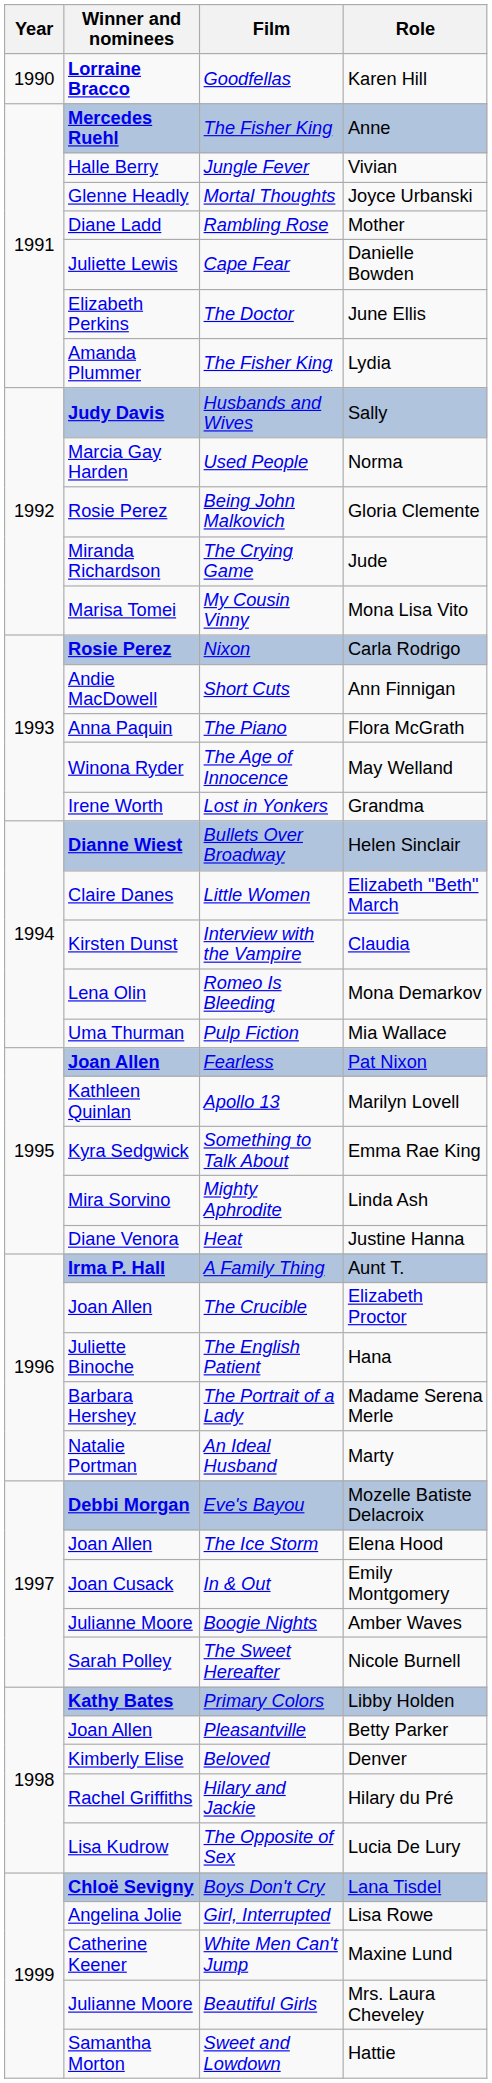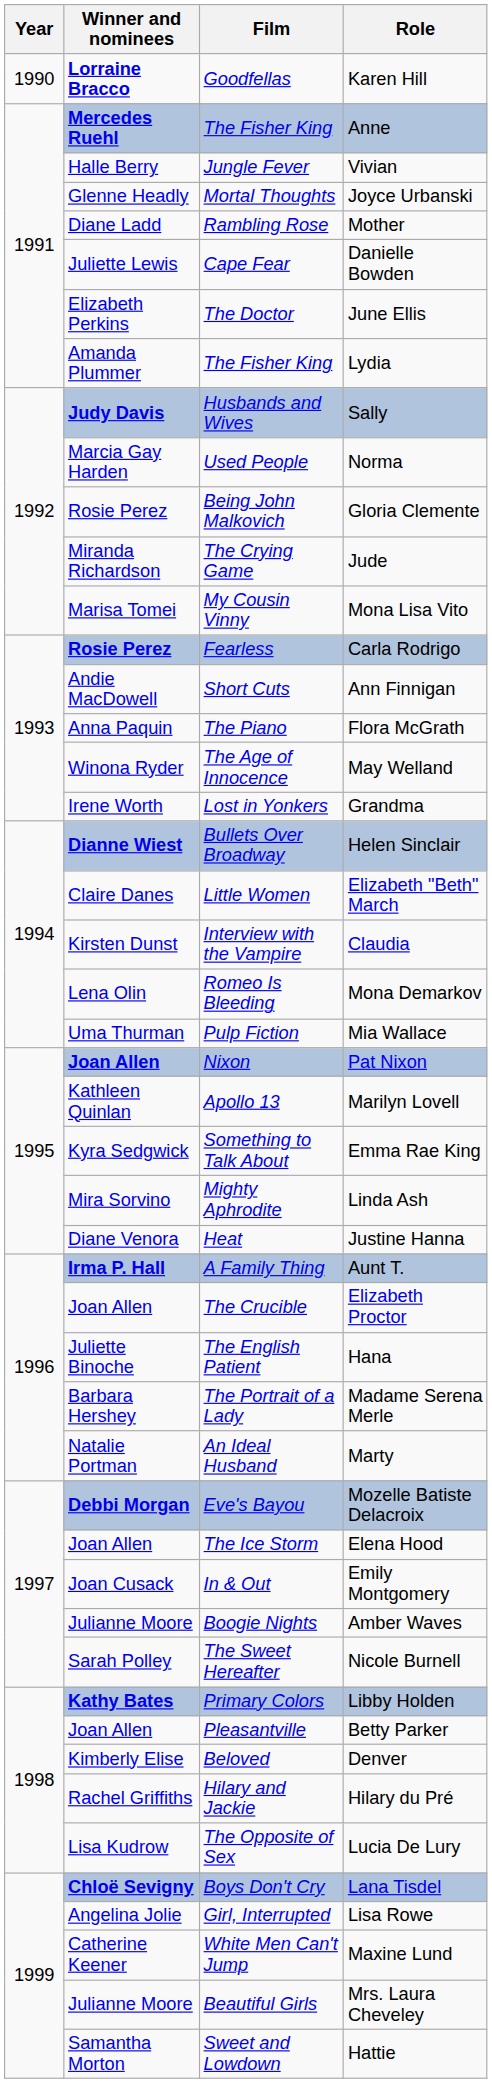(227, 649) Nixon -> (239, 649) Fearless
(239, 1062) Fearless -> (227, 1062) Nixon
